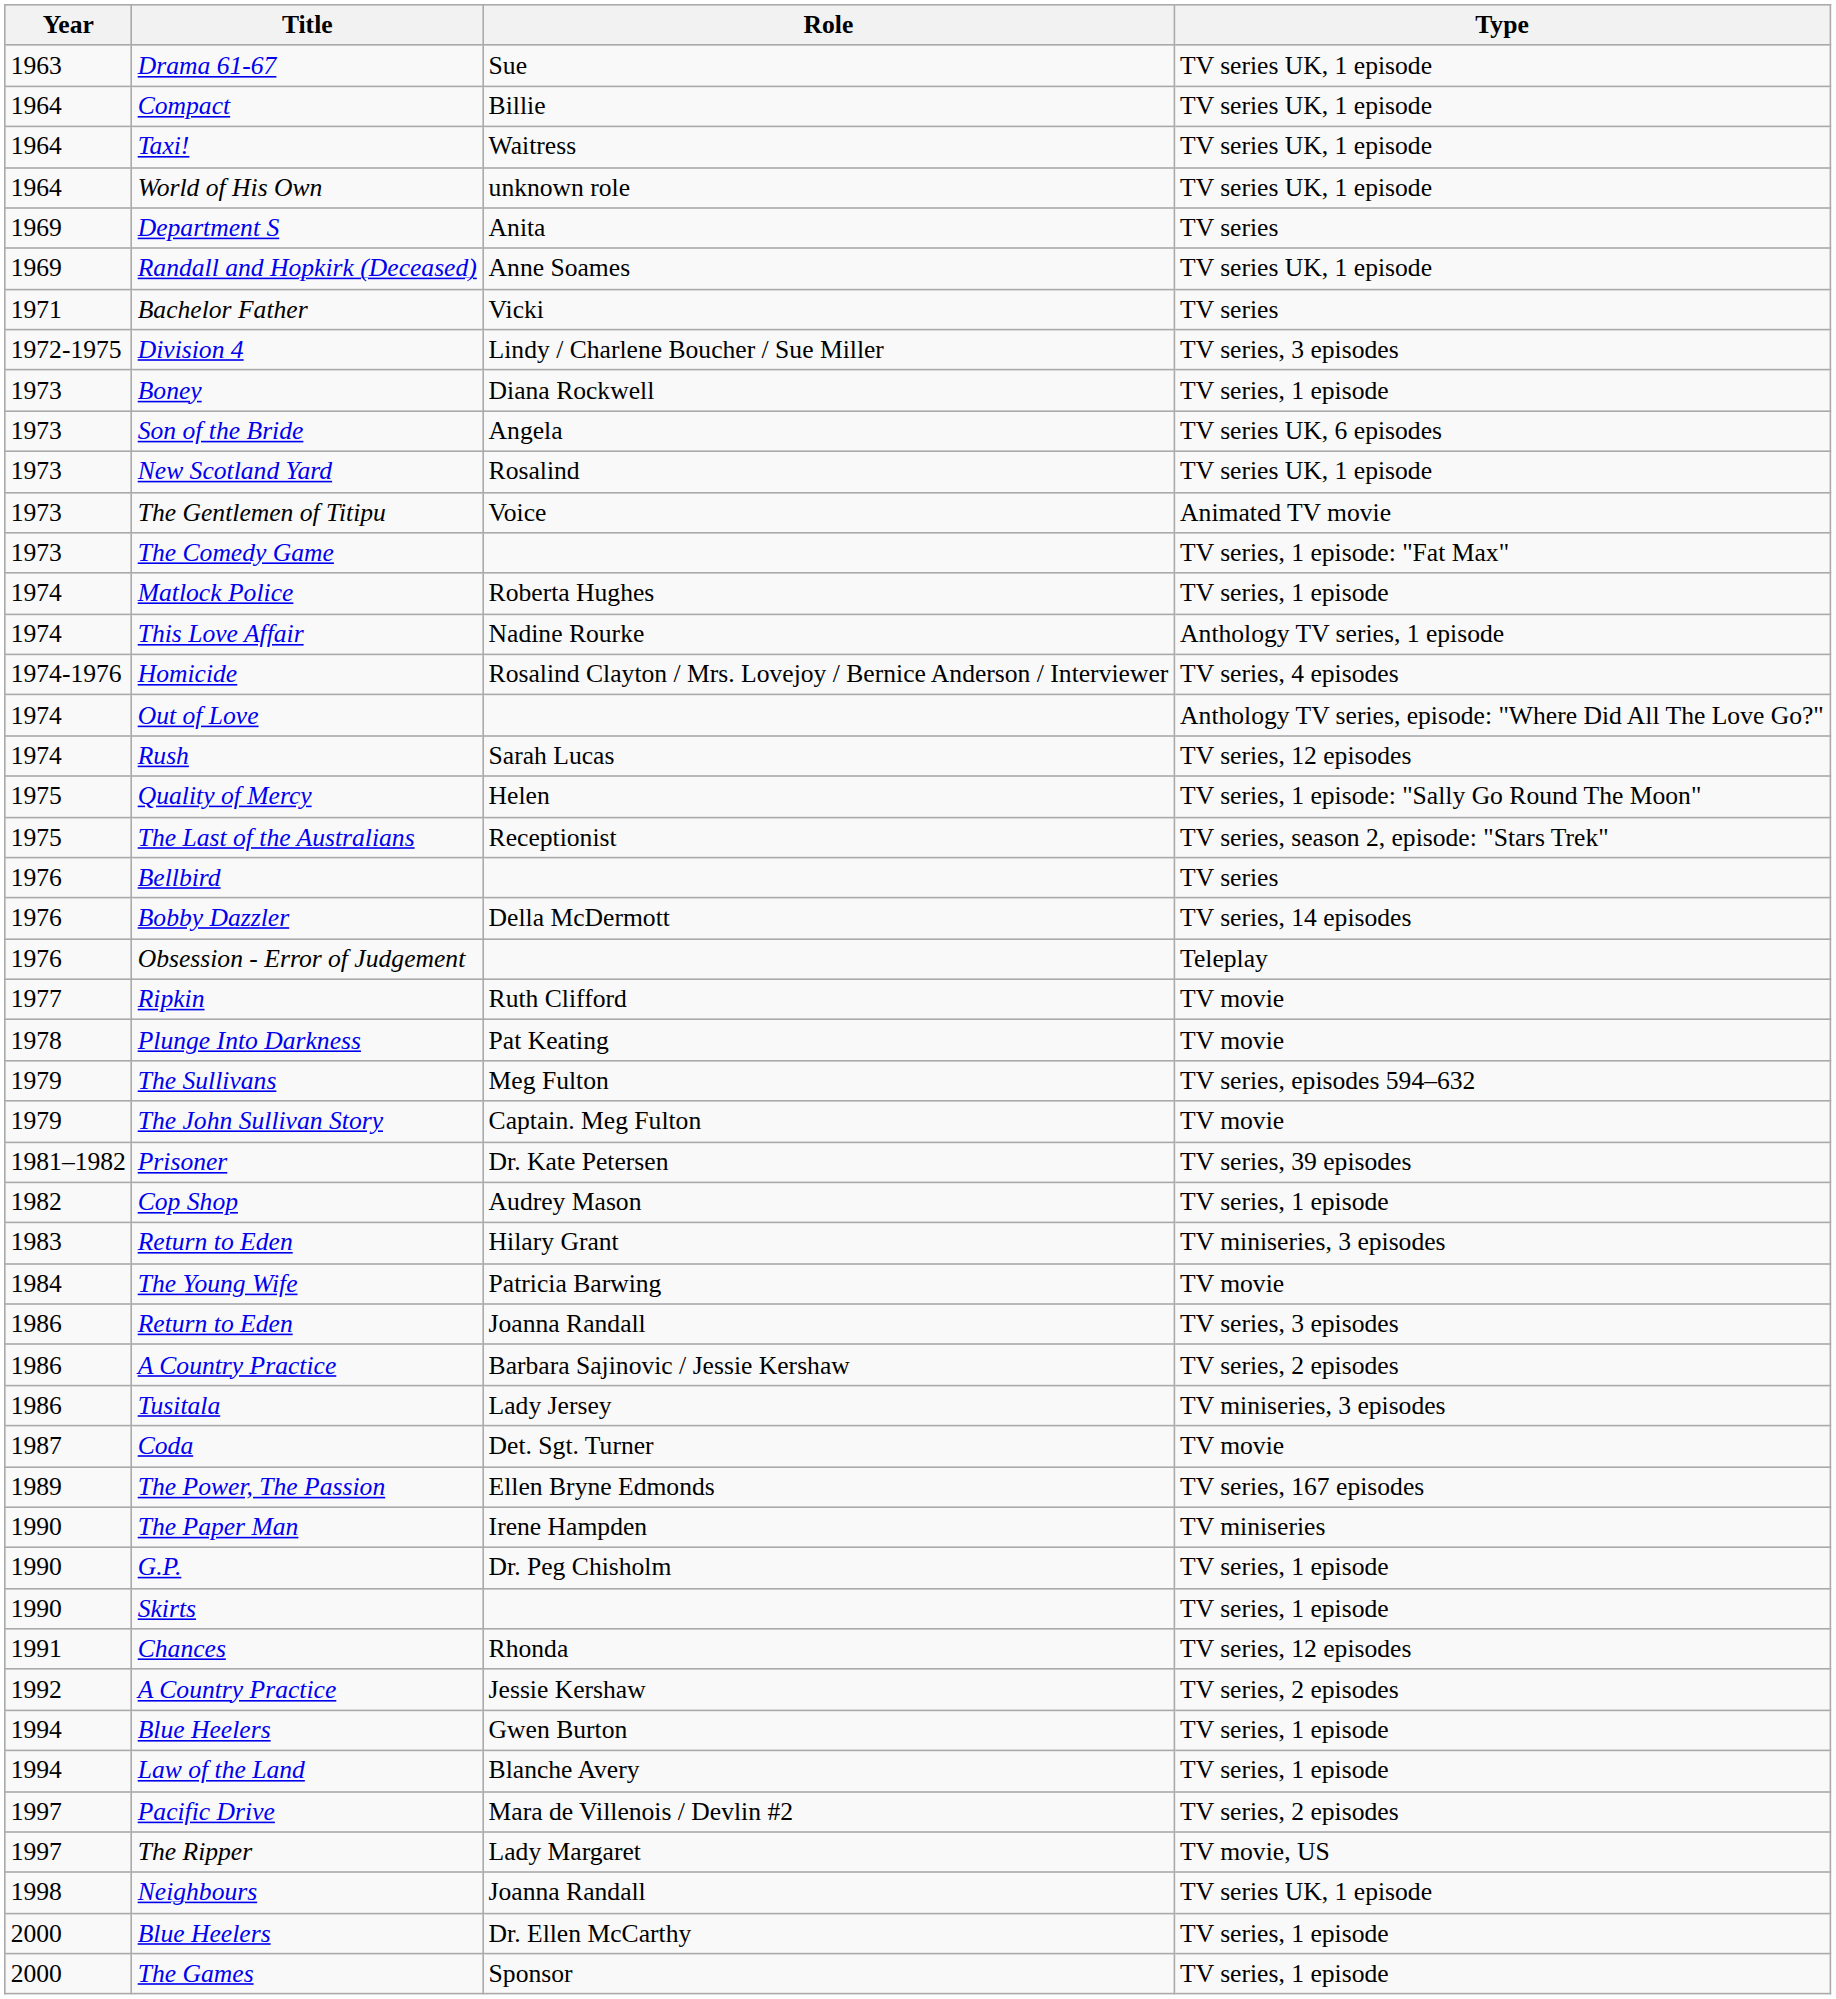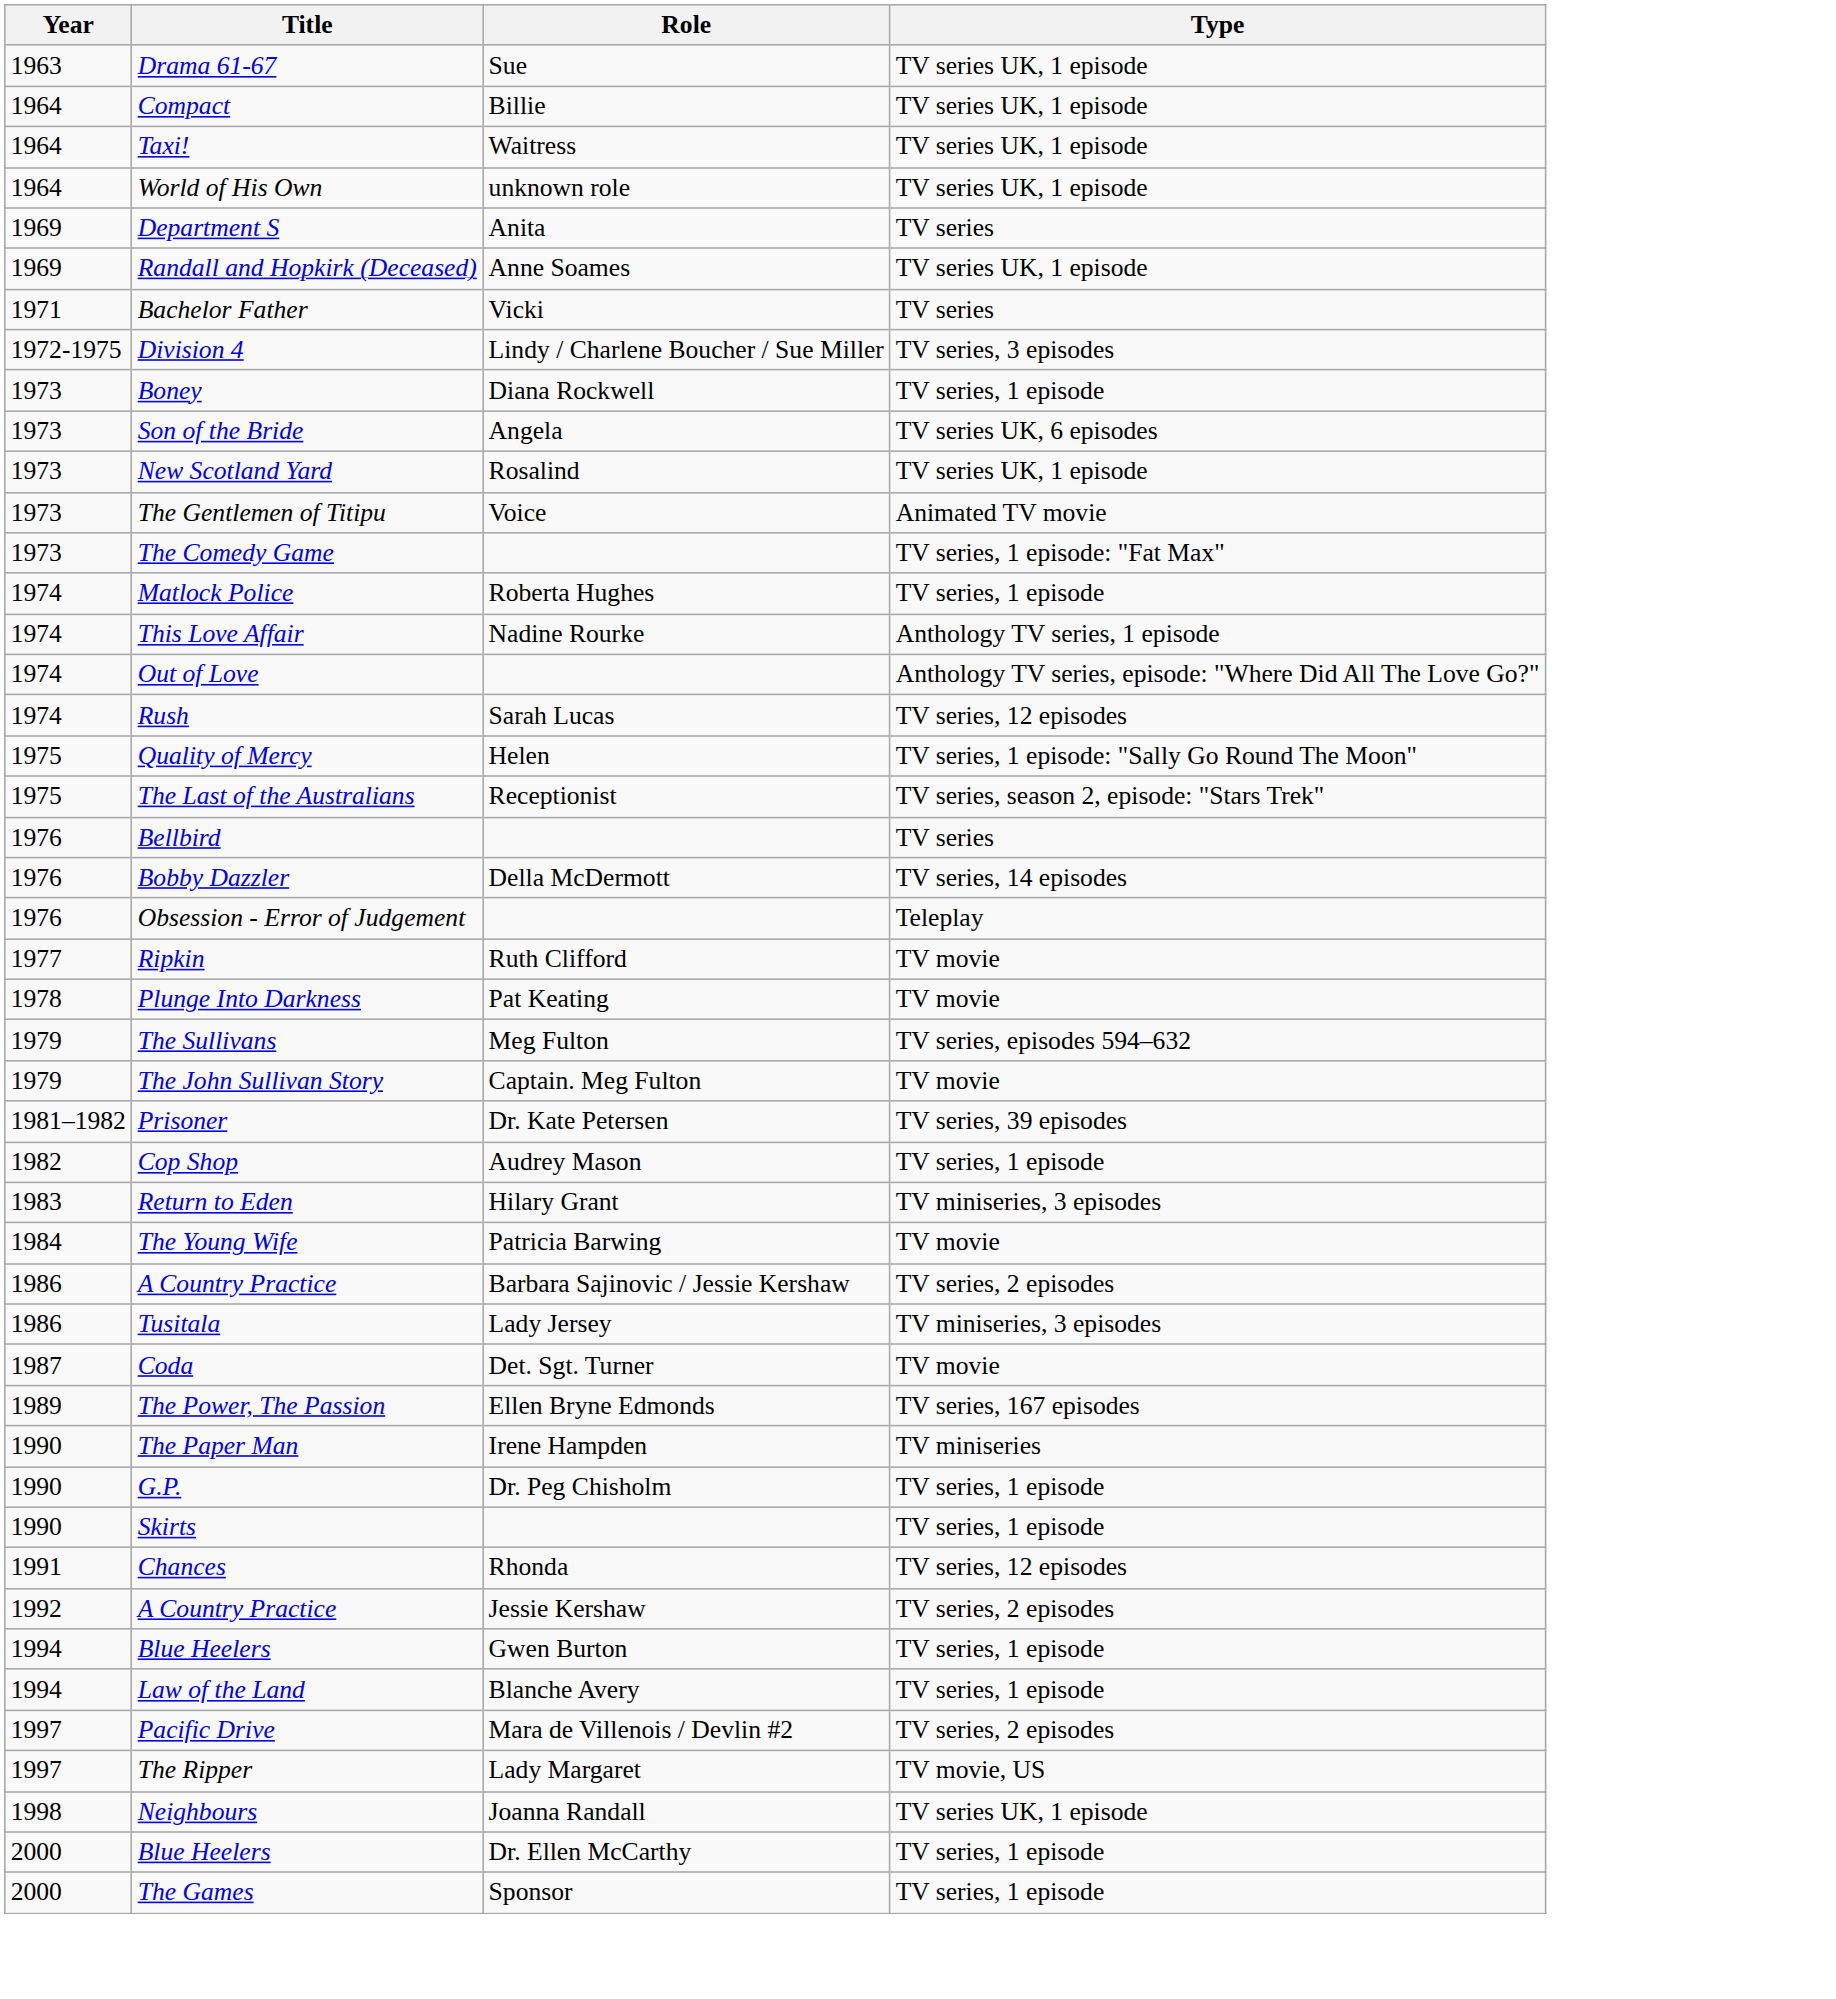- row: (66, 674)
- row: (36, 1324)
